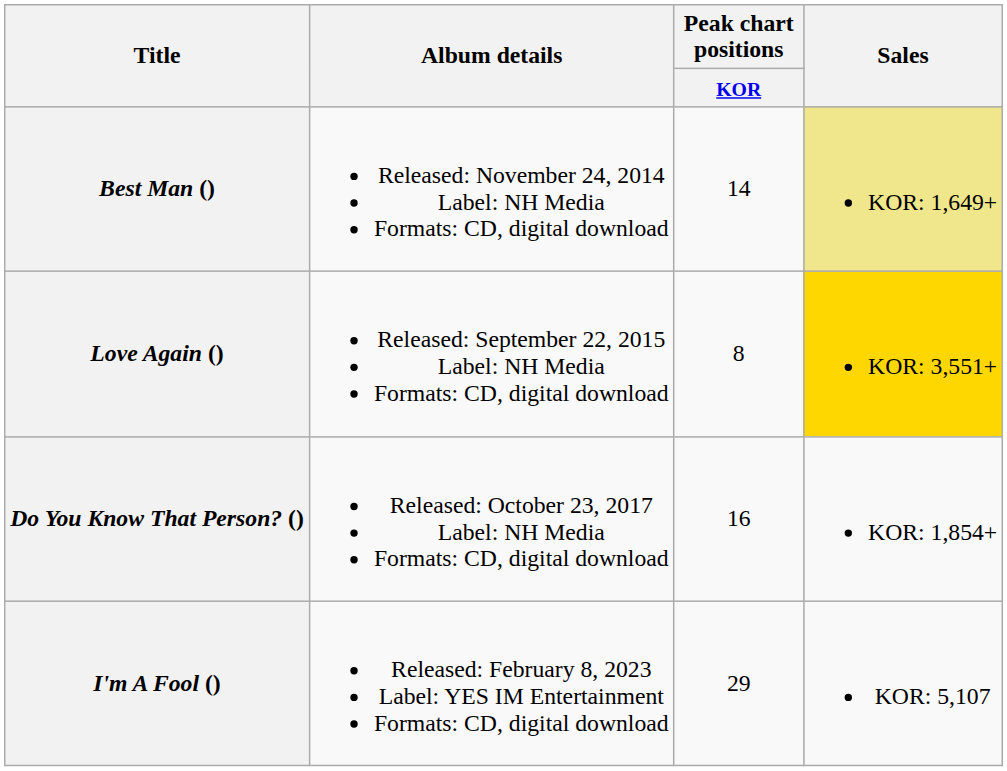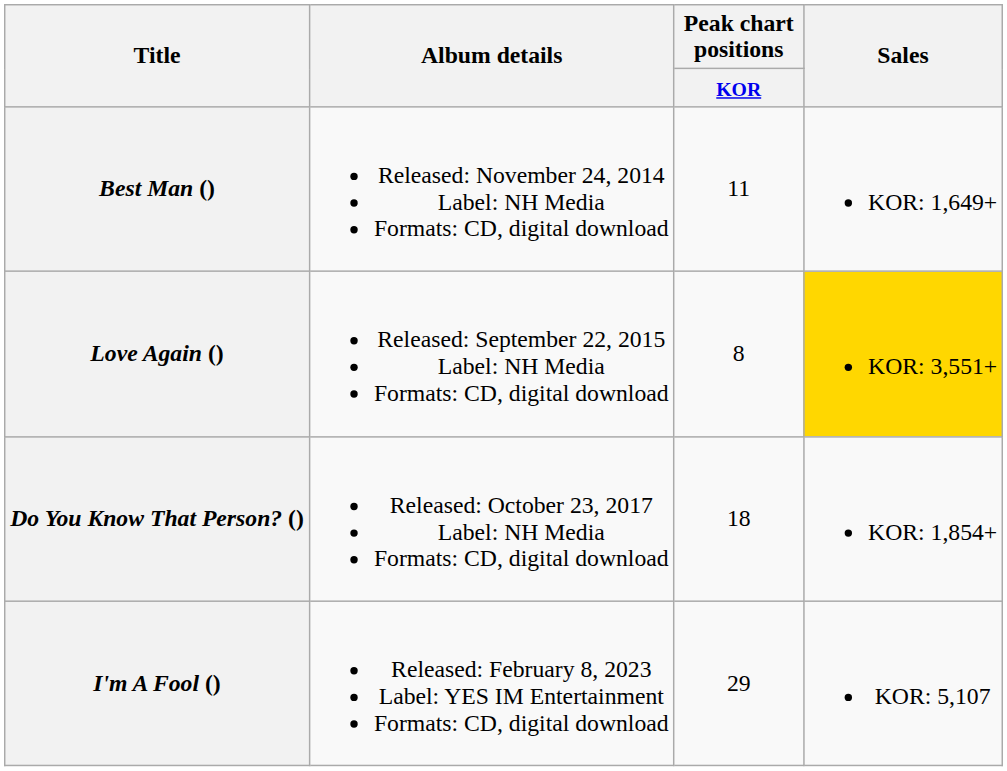(739, 188) 14 -> (739, 188) 11
(903, 202) khaki background -> (903, 202) no background
(739, 518) 16 -> (739, 518) 18
